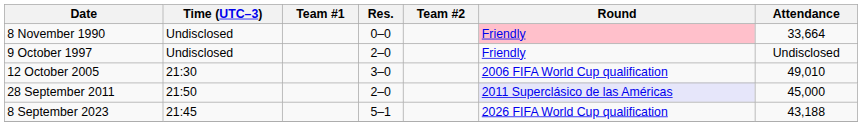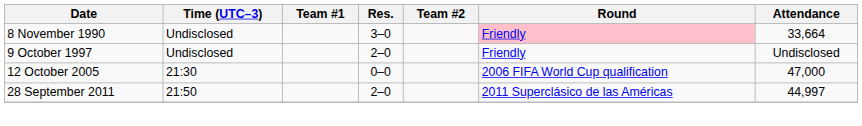(381, 33) 0–0 -> (381, 33) 3–0
(381, 72) 3–0 -> (381, 72) 0–0
(806, 72) 49,010 -> (806, 72) 47,000
(577, 92) lavender background -> (577, 92) no background
(806, 92) 45,000 -> (806, 92) 44,997
- row: (58, 111)
